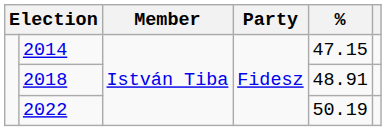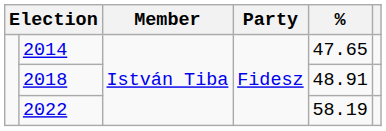(340, 50) 47.15 -> (340, 50) 47.65
(340, 110) 50.19 -> (340, 110) 58.19
